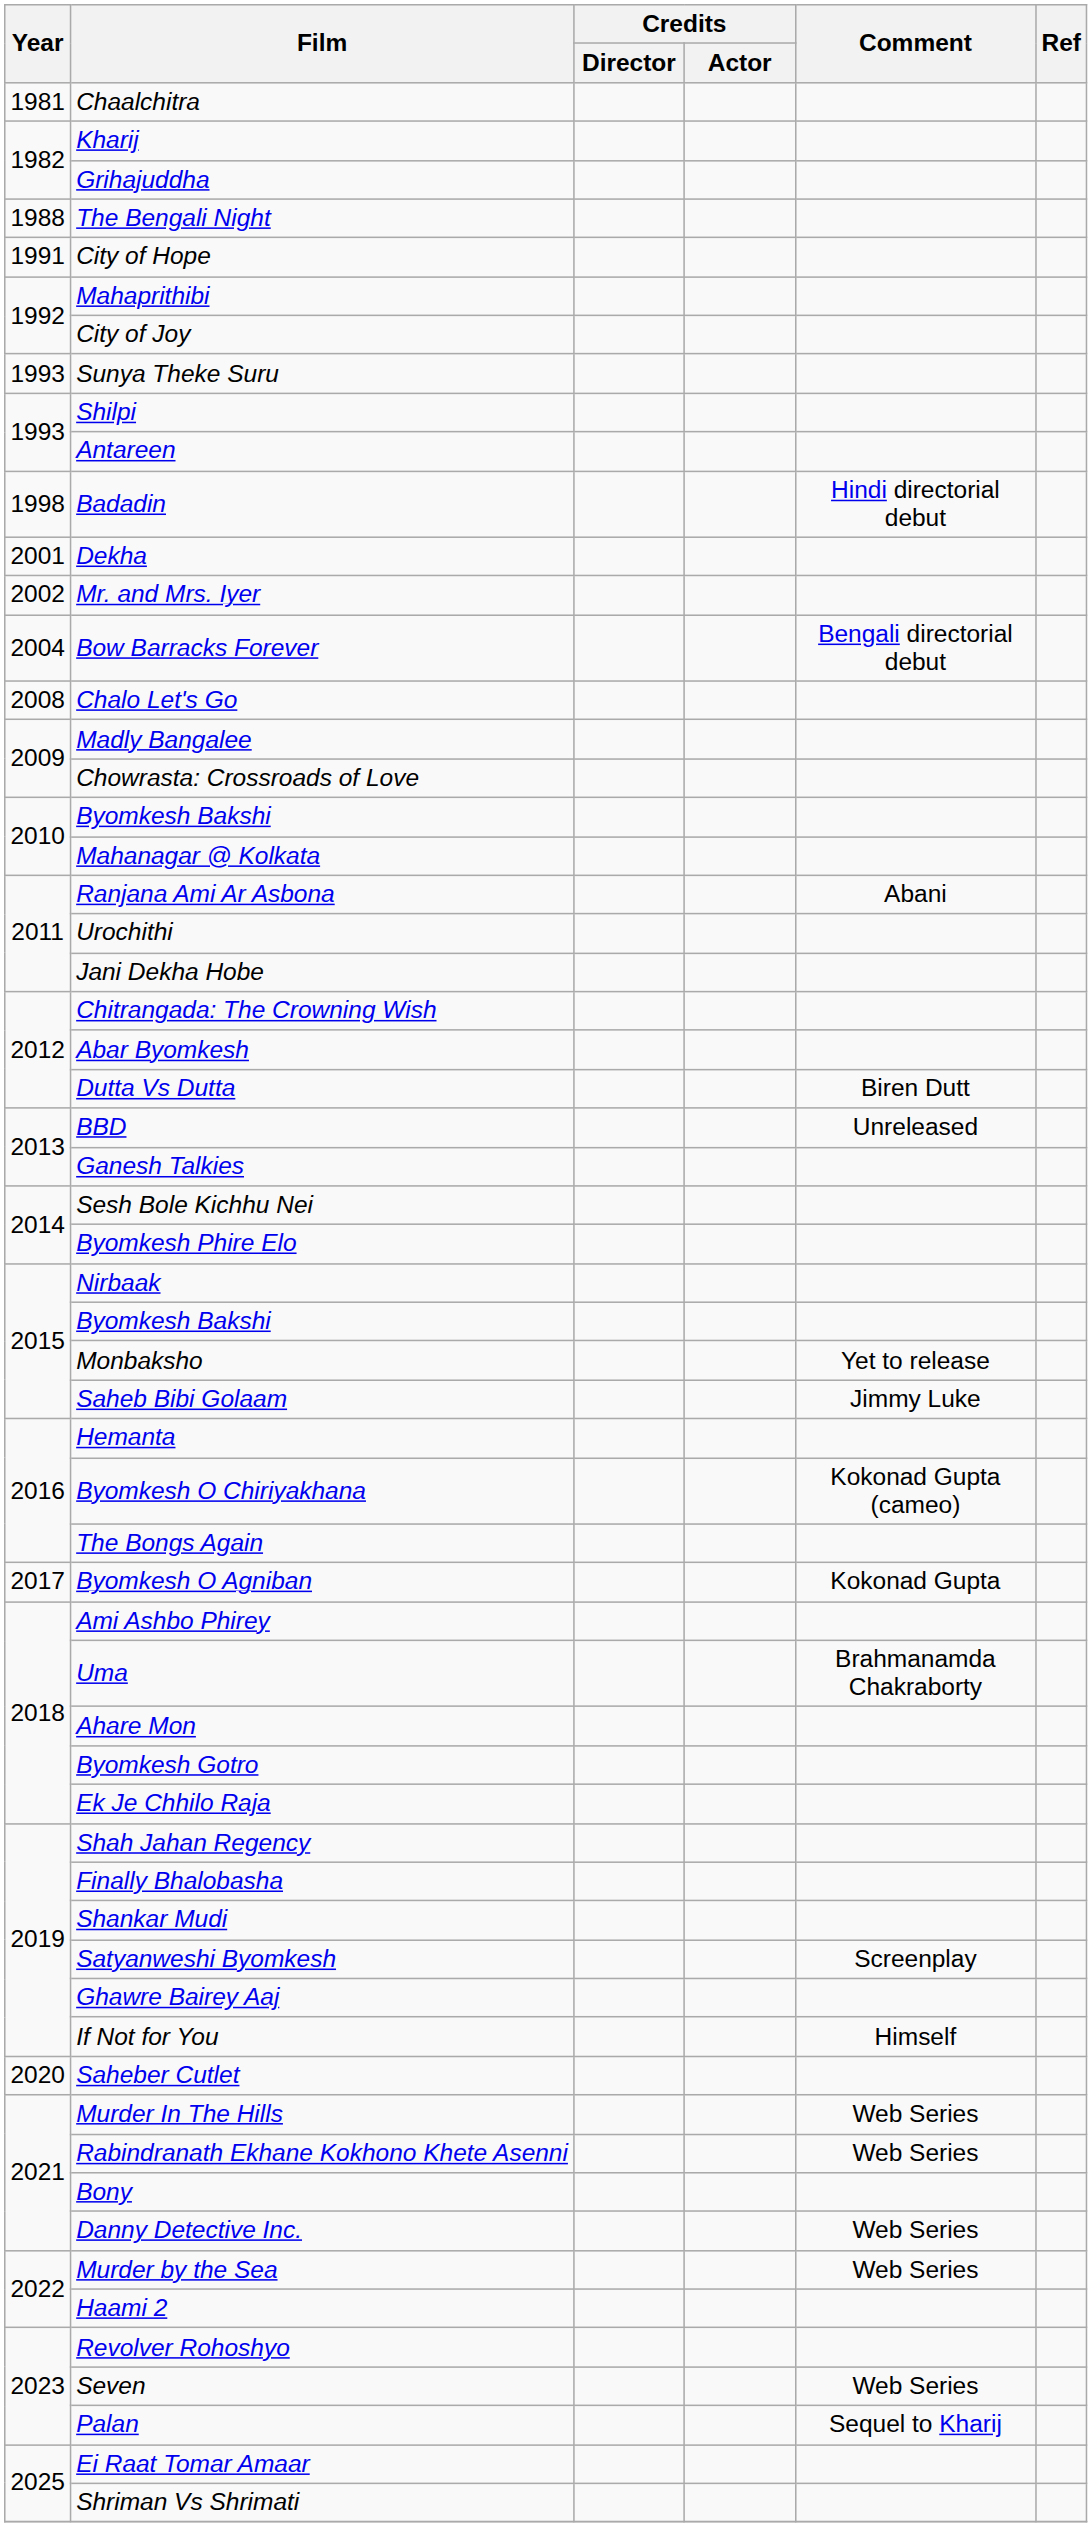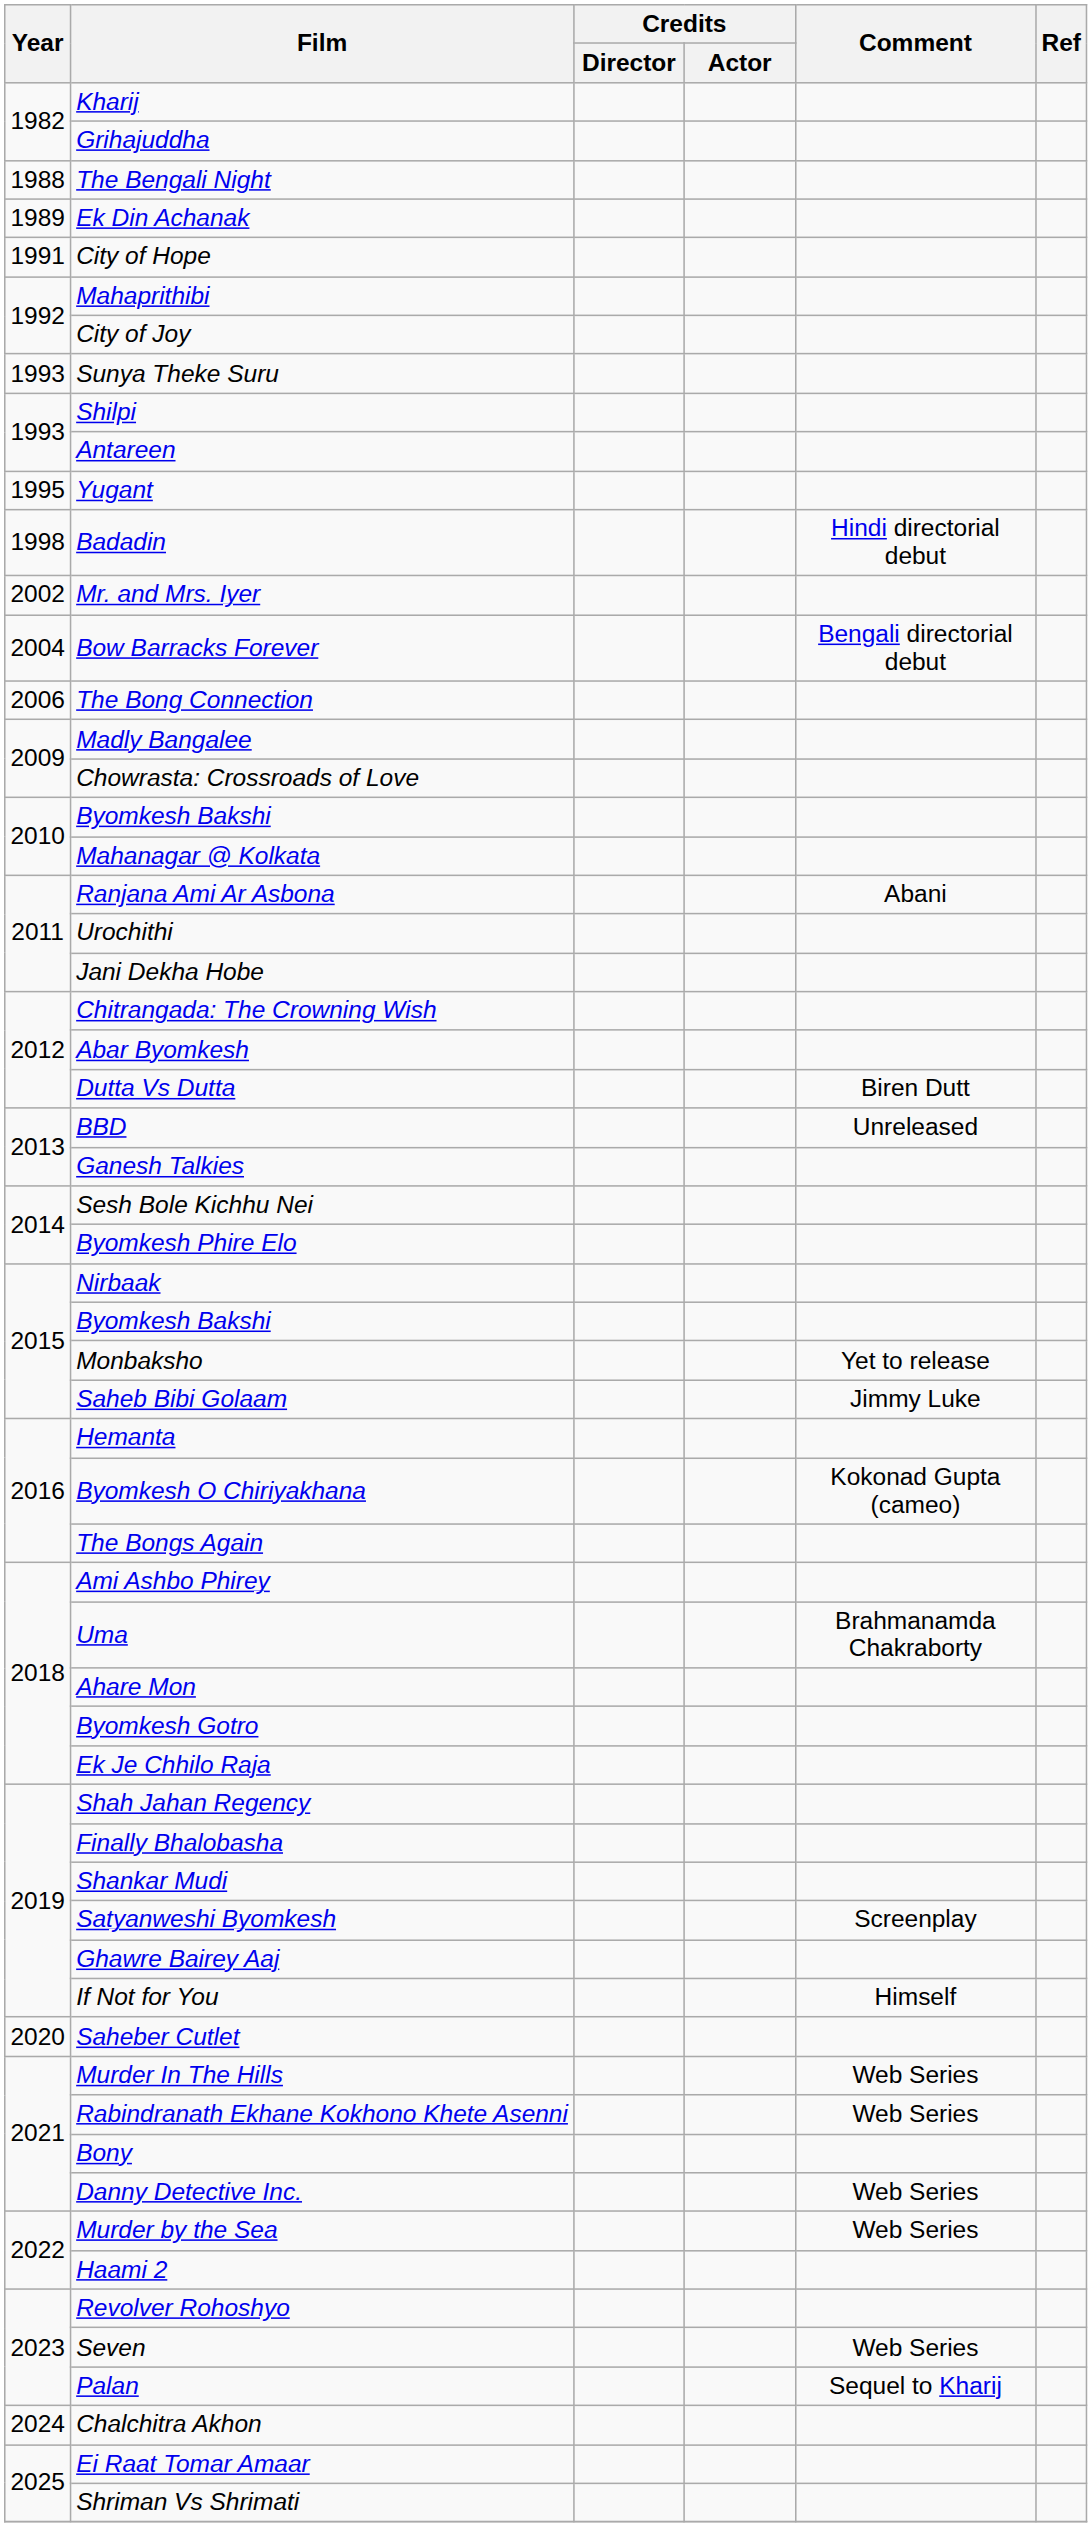- row: (38, 101)
+ row: (38, 218)
+ row: (38, 489)
- row: (38, 556)
+ row: (38, 700)
- row: (38, 700)
- row: (38, 1581)
+ row: (38, 2424)
